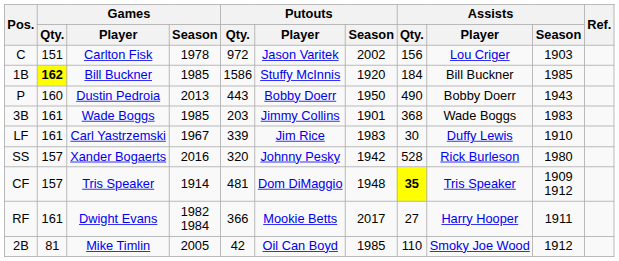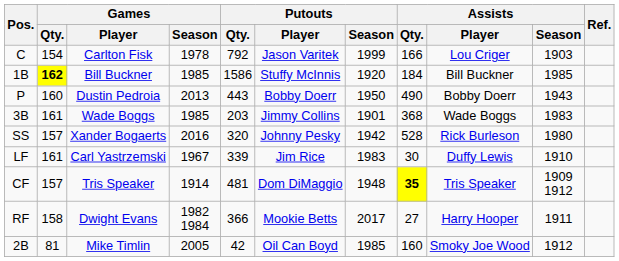(52, 55) 151 -> (52, 55) 154
(238, 55) 972 -> (238, 55) 792
(371, 55) 2002 -> (371, 55) 1999
(412, 55) 156 -> (412, 55) 166
rows swapped: (118, 156) <-> (118, 136)
(52, 218) 161 -> (52, 218) 158
(412, 246) 110 -> (412, 246) 160
